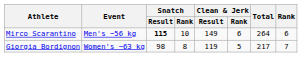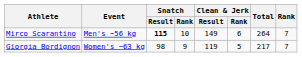(286, 34) 6 -> (286, 34) 7
(185, 46) 8 -> (185, 46) 9
